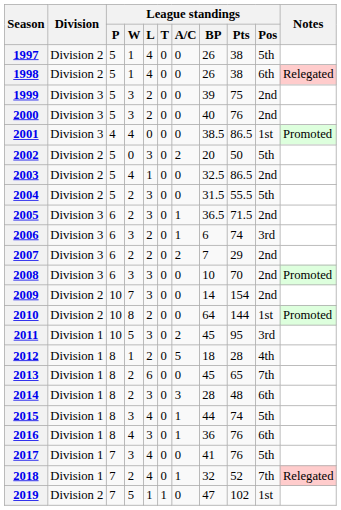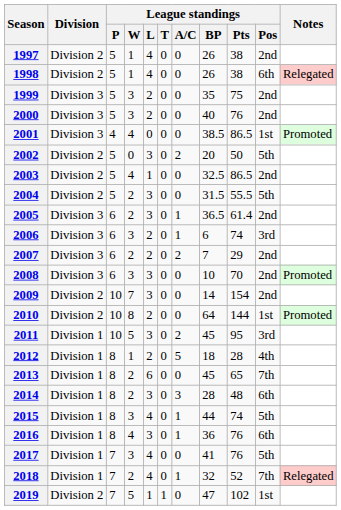(266, 54) 5th -> (268, 54) 2nd
(209, 94) 39 -> (209, 94) 35
(241, 214) 71.5 -> (241, 214) 61.4
